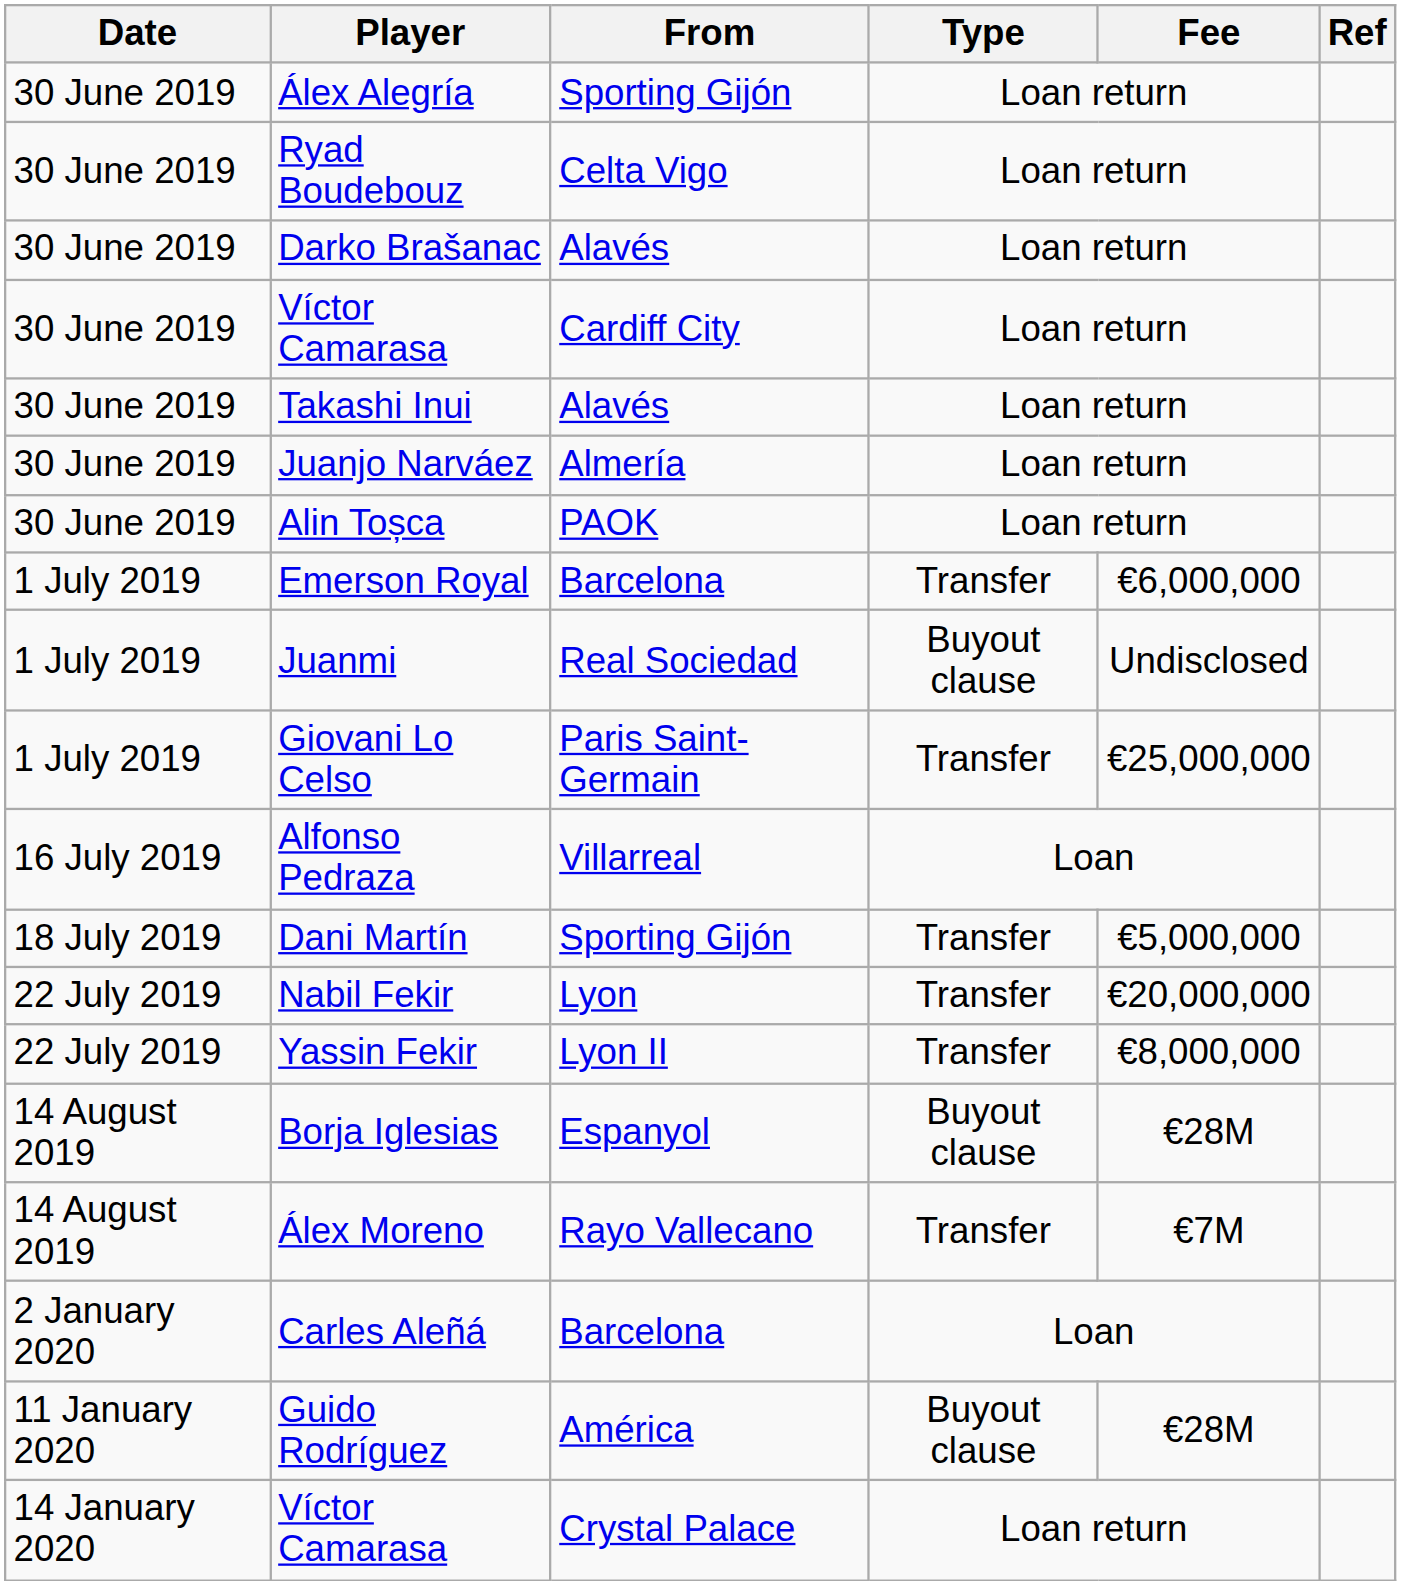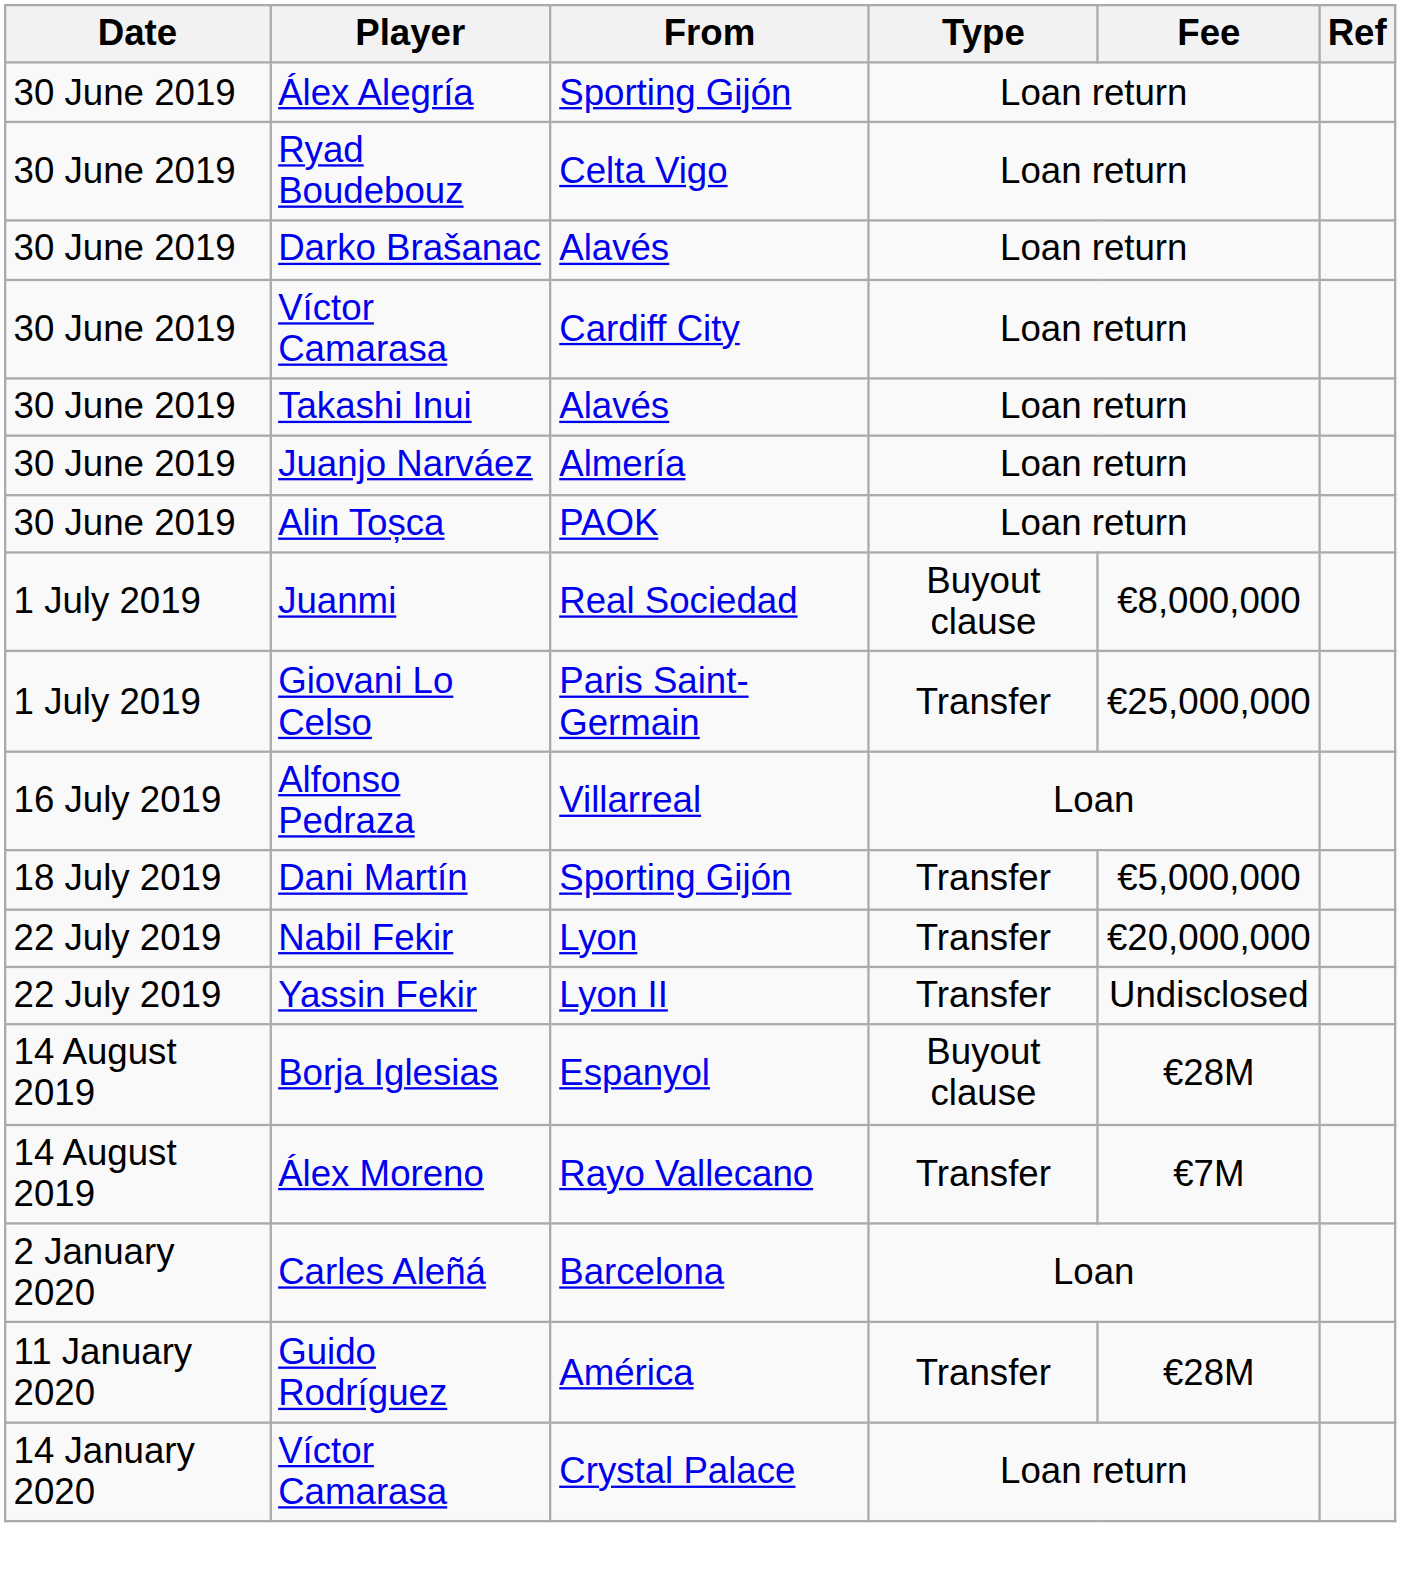- row: (403, 580)
(1209, 659) Undisclosed -> (1209, 601) €8,000,000
(1209, 1053) €8,000,000 -> (1209, 995) Undisclosed
(983, 1429) Buyout clause -> (983, 1371) Transfer
